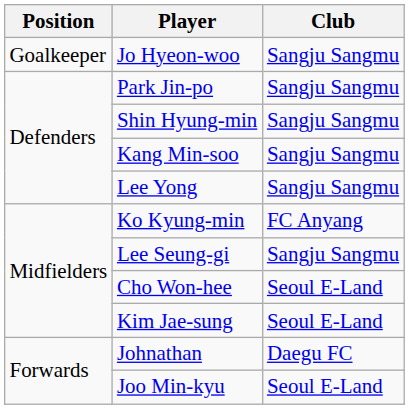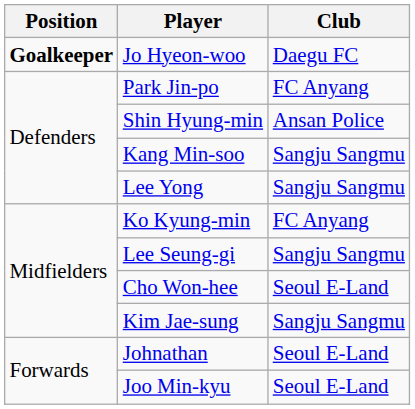(58, 54) normal -> (61, 54) bold
(333, 54) Sangju Sangmu -> (316, 54) Daegu FC
(333, 87) Sangju Sangmu -> (321, 87) FC Anyang
(333, 120) Sangju Sangmu -> (328, 120) Ansan Police
(325, 320) Seoul E-Land -> (339, 320) Sangju Sangmu
(310, 353) Daegu FC -> (331, 353) Seoul E-Land
